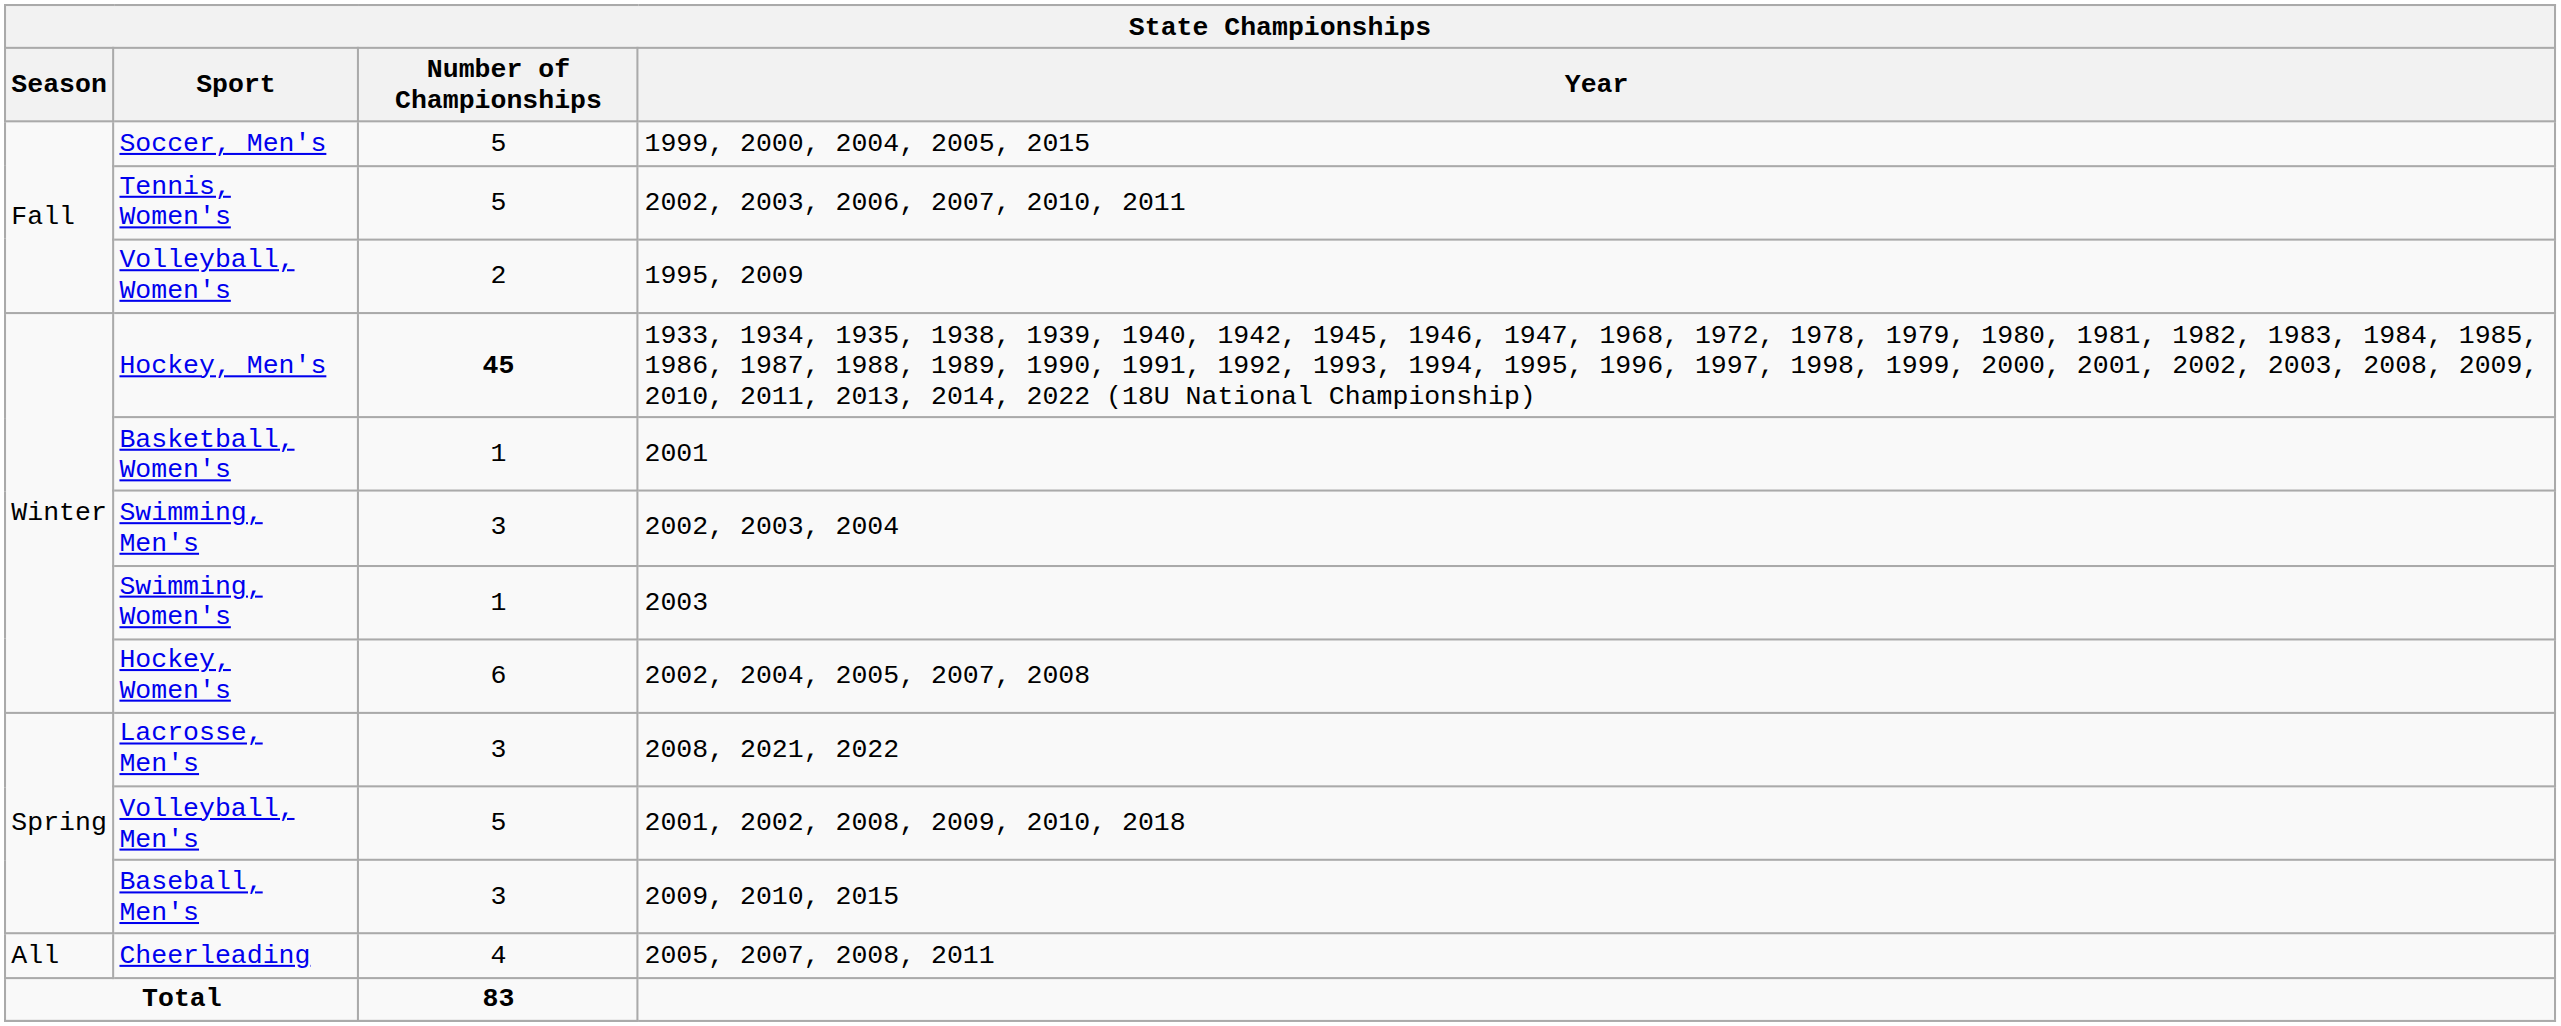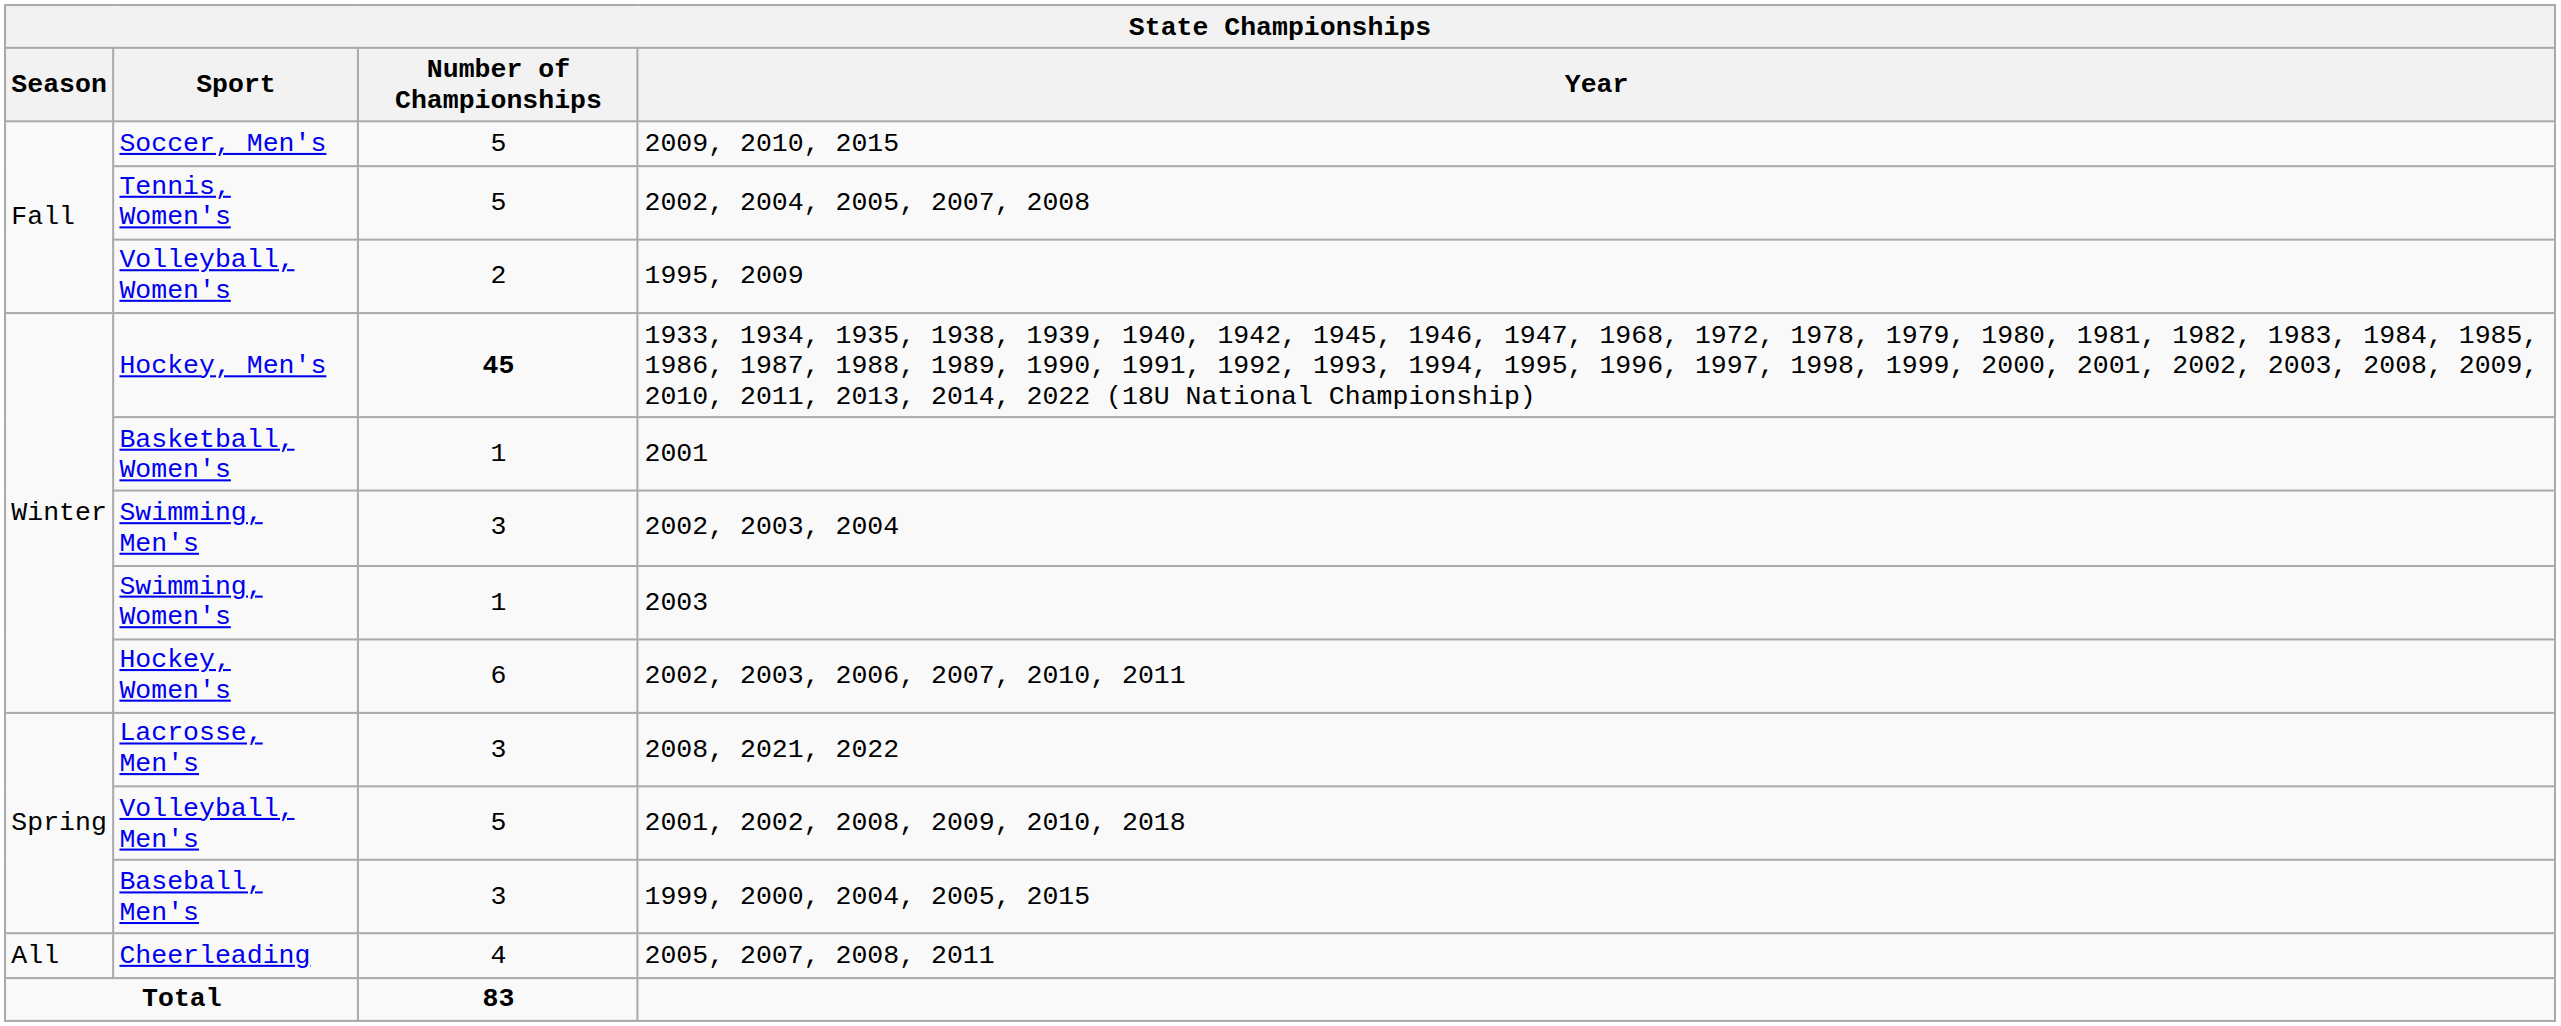(867, 144) 1999, 2000, 2004, 2005, 2015 -> (772, 144) 2009, 2010, 2015
(915, 202) 2002, 2003, 2006, 2007, 2010, 2011 -> (867, 202) 2002, 2004, 2005, 2007, 2008
(867, 676) 2002, 2004, 2005, 2007, 2008 -> (915, 676) 2002, 2003, 2006, 2007, 2010, 2011
(772, 897) 2009, 2010, 2015 -> (867, 897) 1999, 2000, 2004, 2005, 2015
